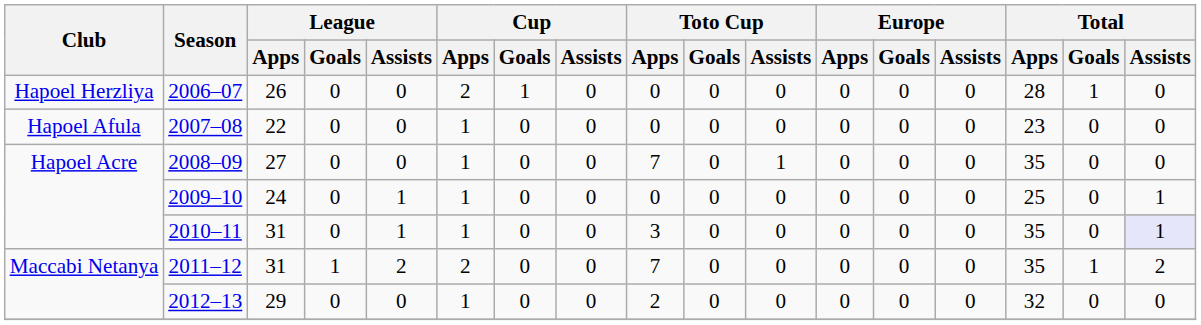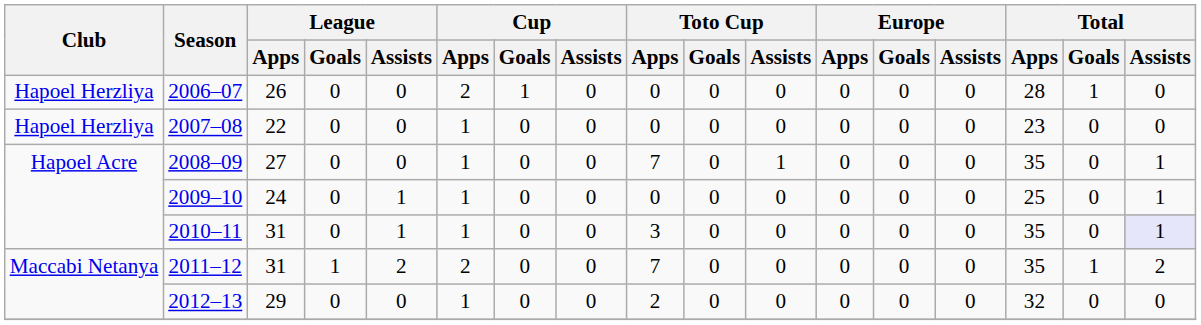(84, 127) Hapoel Afula -> (84, 127) Hapoel Herzliya
(1160, 161) 0 -> (1160, 161) 1
